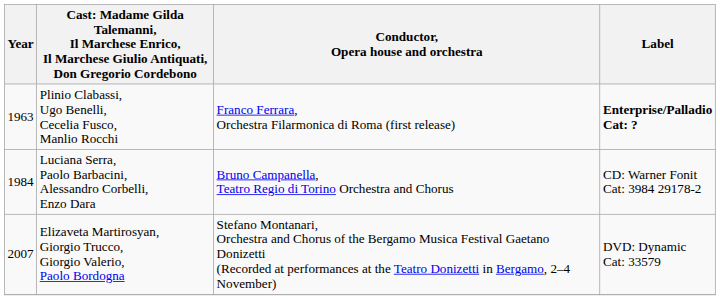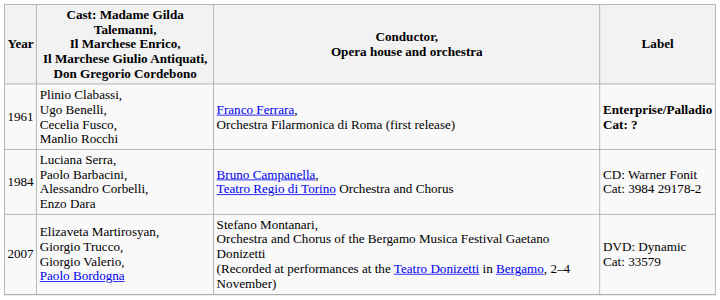(21, 116) 1963 -> (21, 116) 1961
